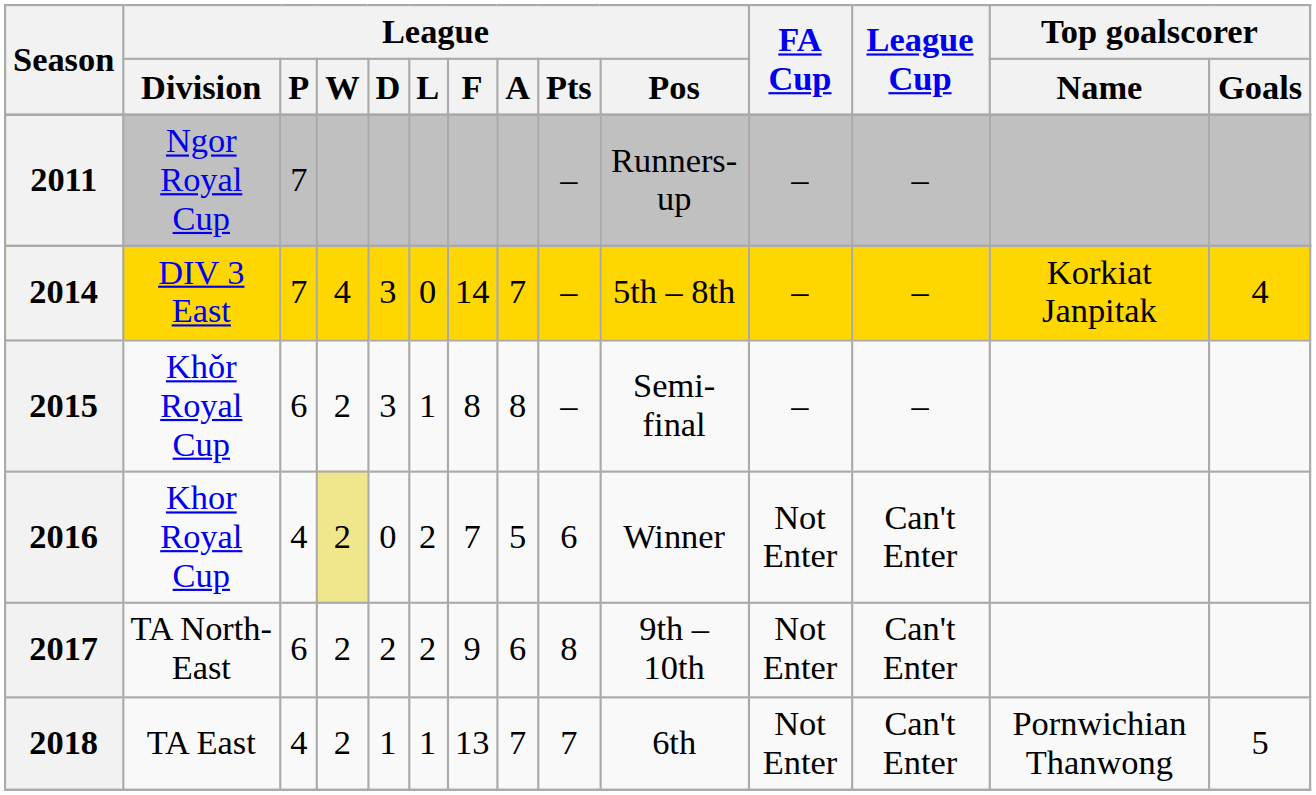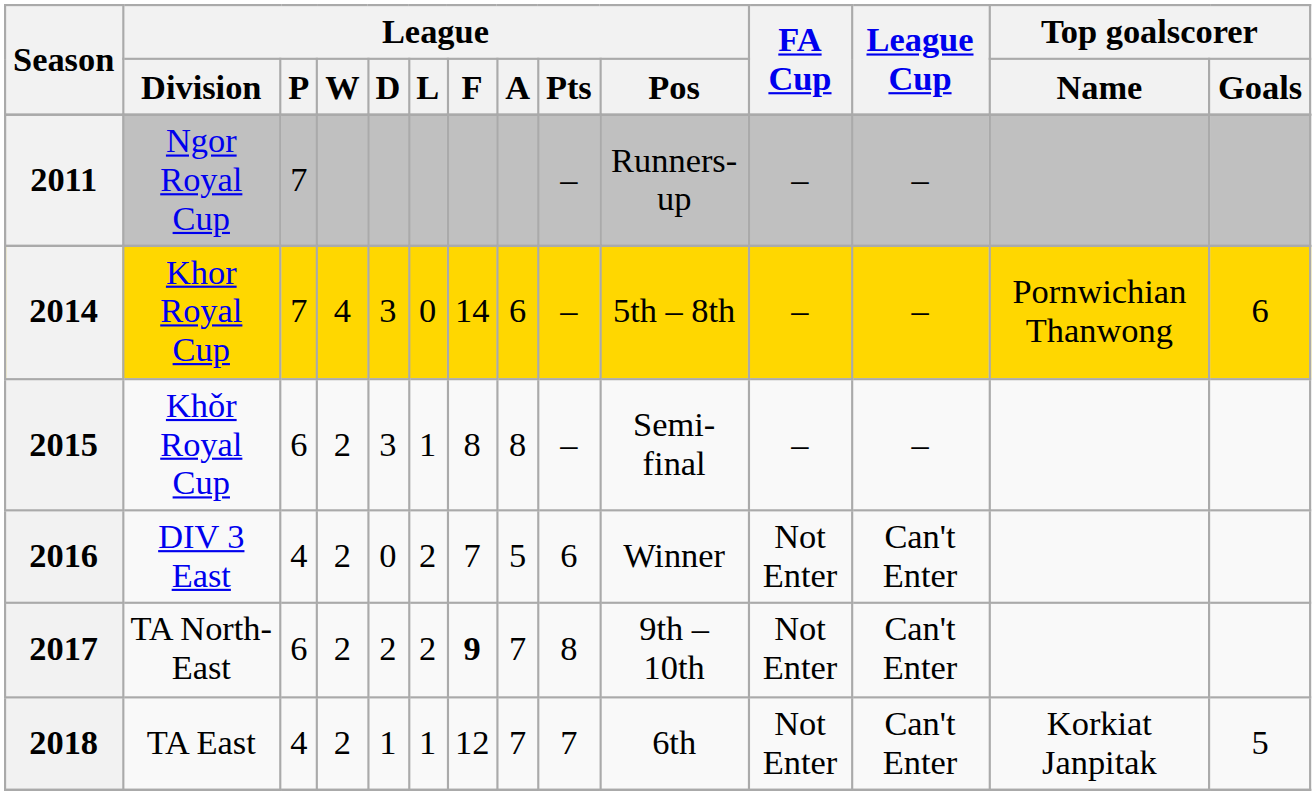(201, 292) DIV 3 East -> (201, 311) Khor Royal Cup
(518, 292) 7 -> (518, 311) 6
(1099, 292) Korkiat Janpitak -> (1099, 311) Pornwichian Thanwong
(1260, 292) 4 -> (1260, 311) 6
(201, 536) Khor Royal Cup -> (201, 556) DIV 3 East
(342, 536) khaki background -> (342, 556) no background
(472, 649) normal -> (472, 649) bold
(518, 649) 6 -> (518, 649) 7
(472, 742) 13 -> (472, 742) 12
(1099, 742) Pornwichian Thanwong -> (1099, 742) Korkiat Janpitak
